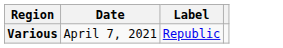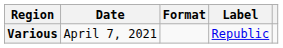+ column: (184, 14)
